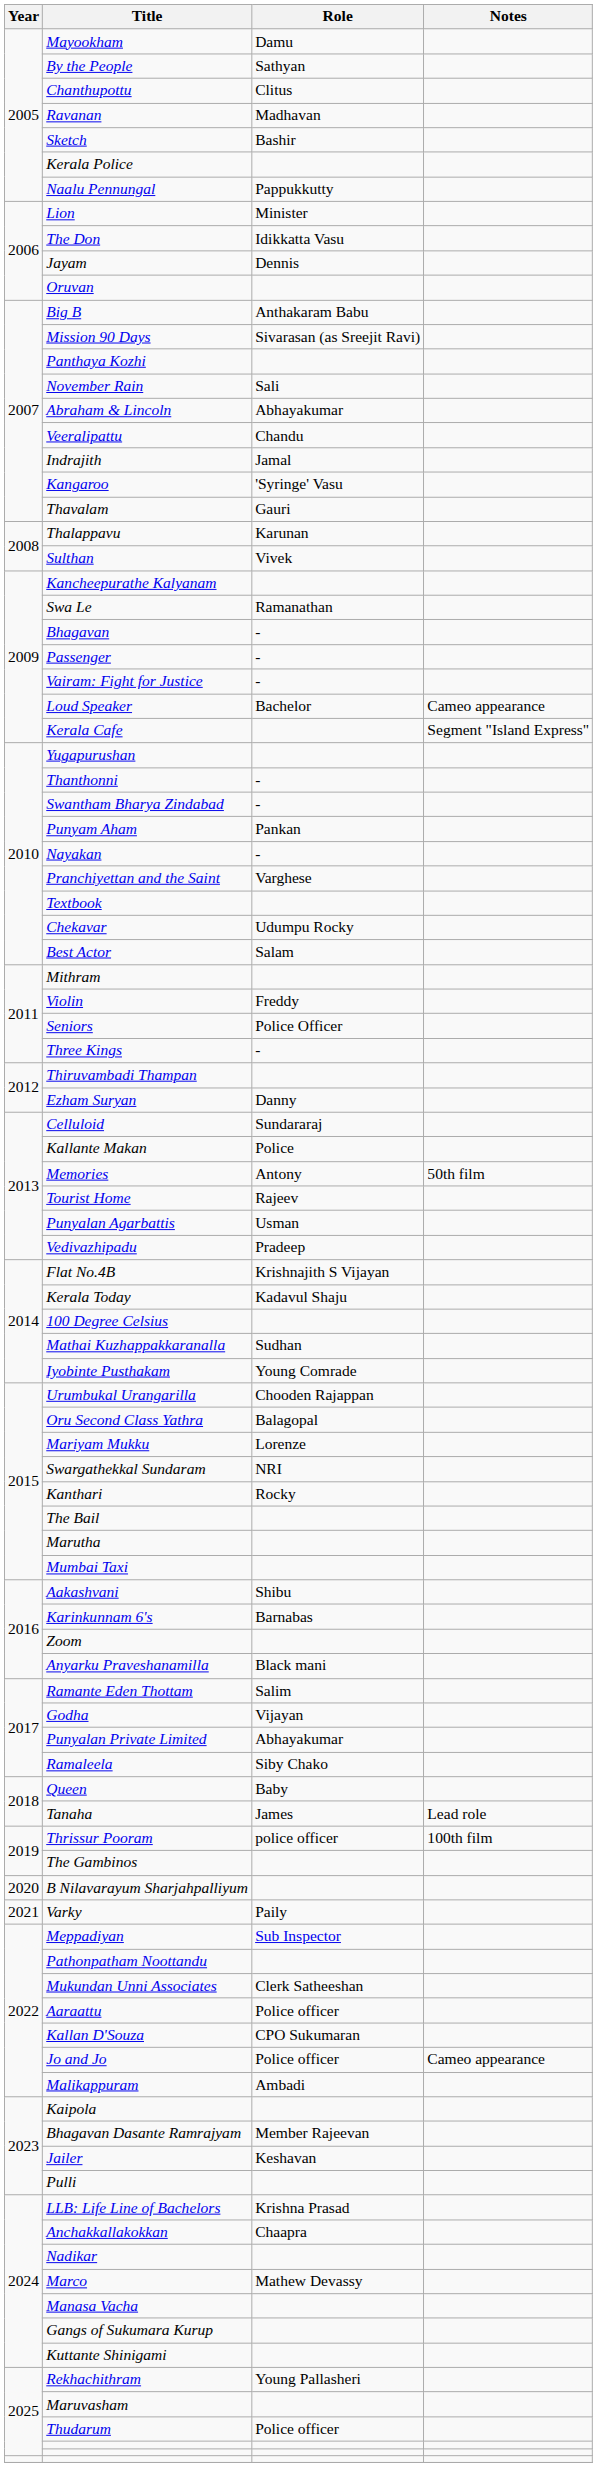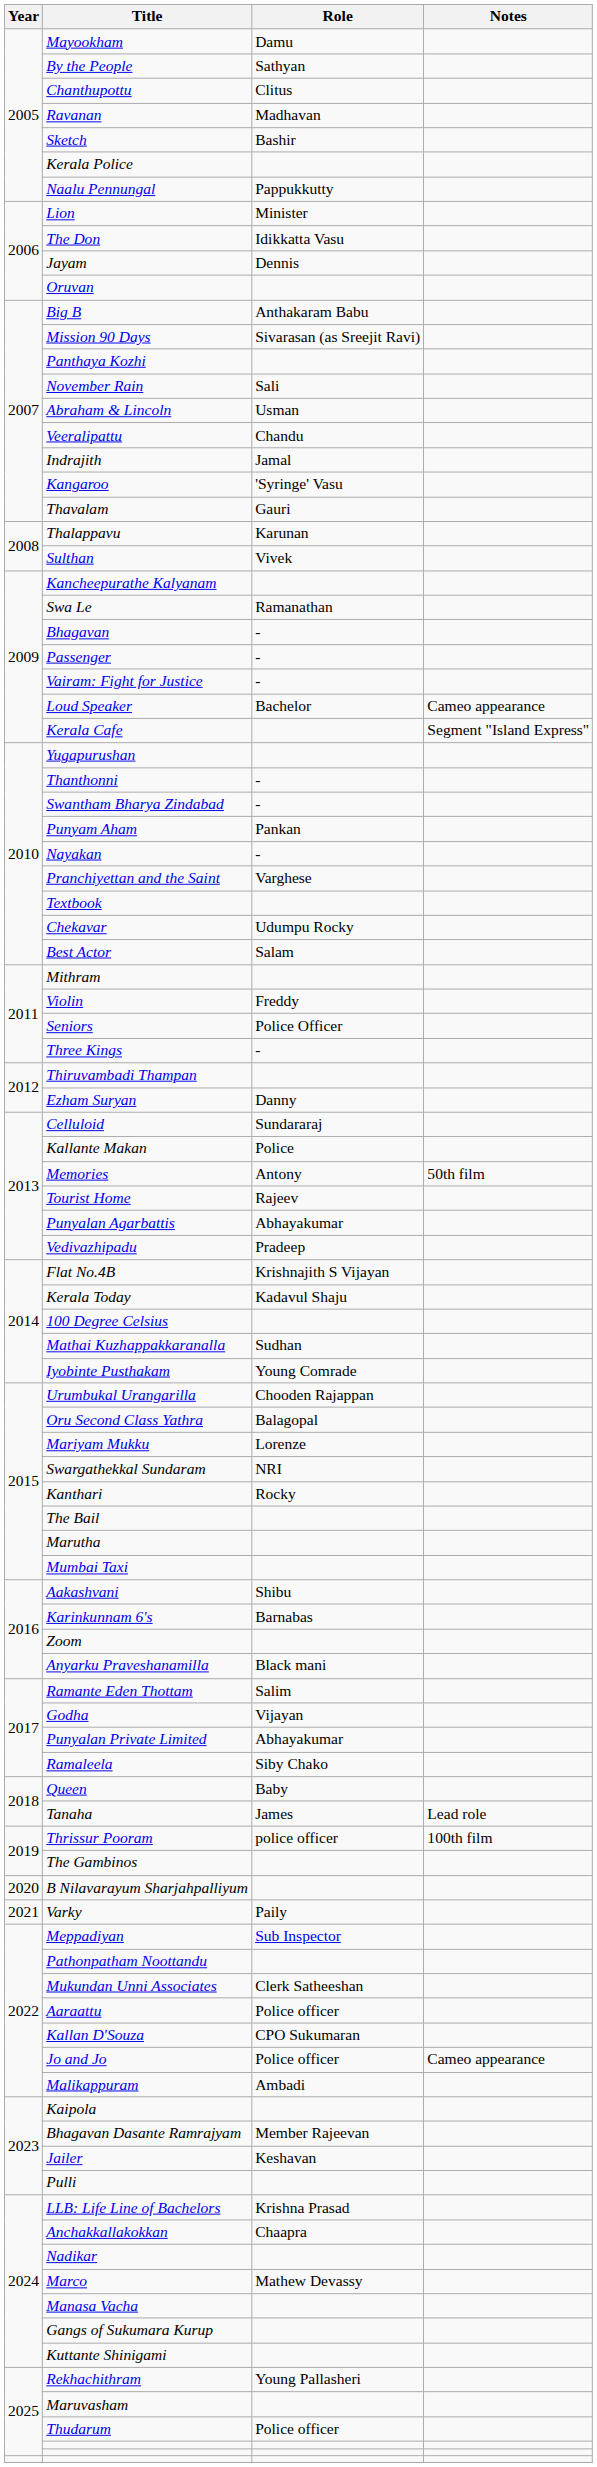(299, 410) Abhayakumar -> (277, 410) Usman
(277, 1222) Usman -> (299, 1222) Abhayakumar
